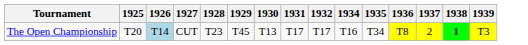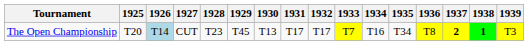+ column: (349, 13)
(429, 31) normal -> (456, 31) bold
